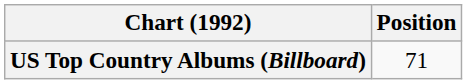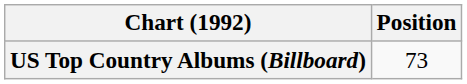(417, 59) 71 -> (417, 59) 73
